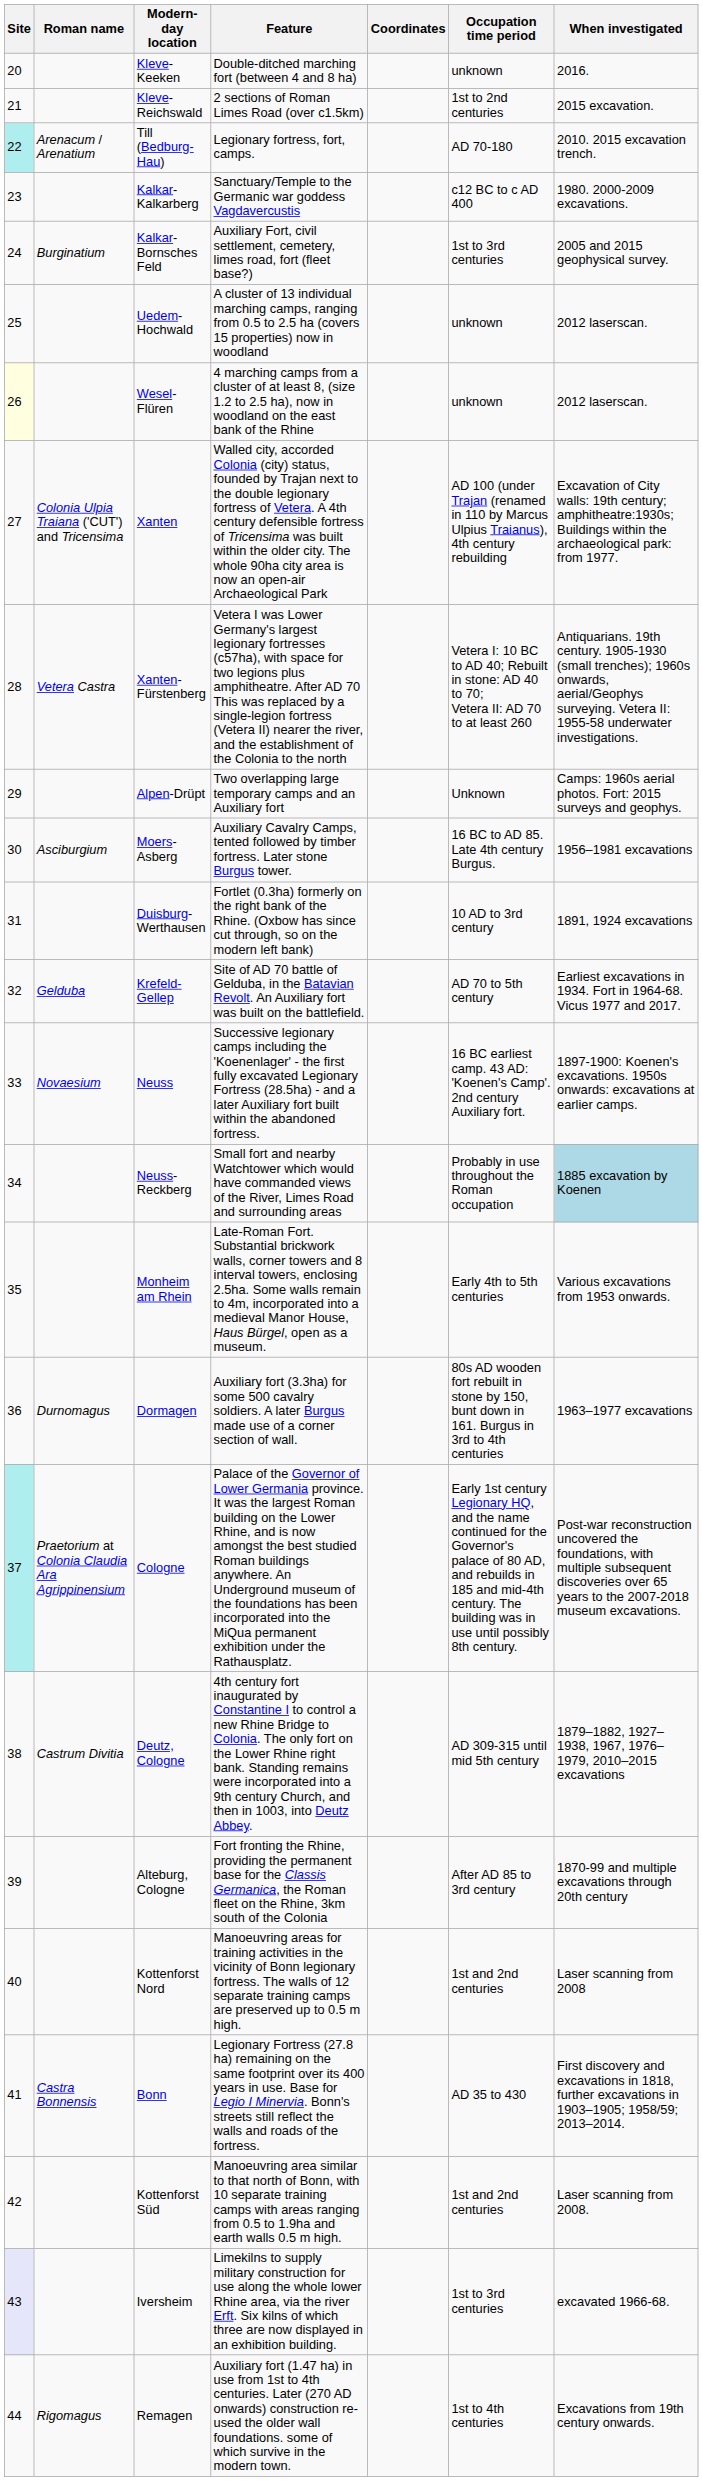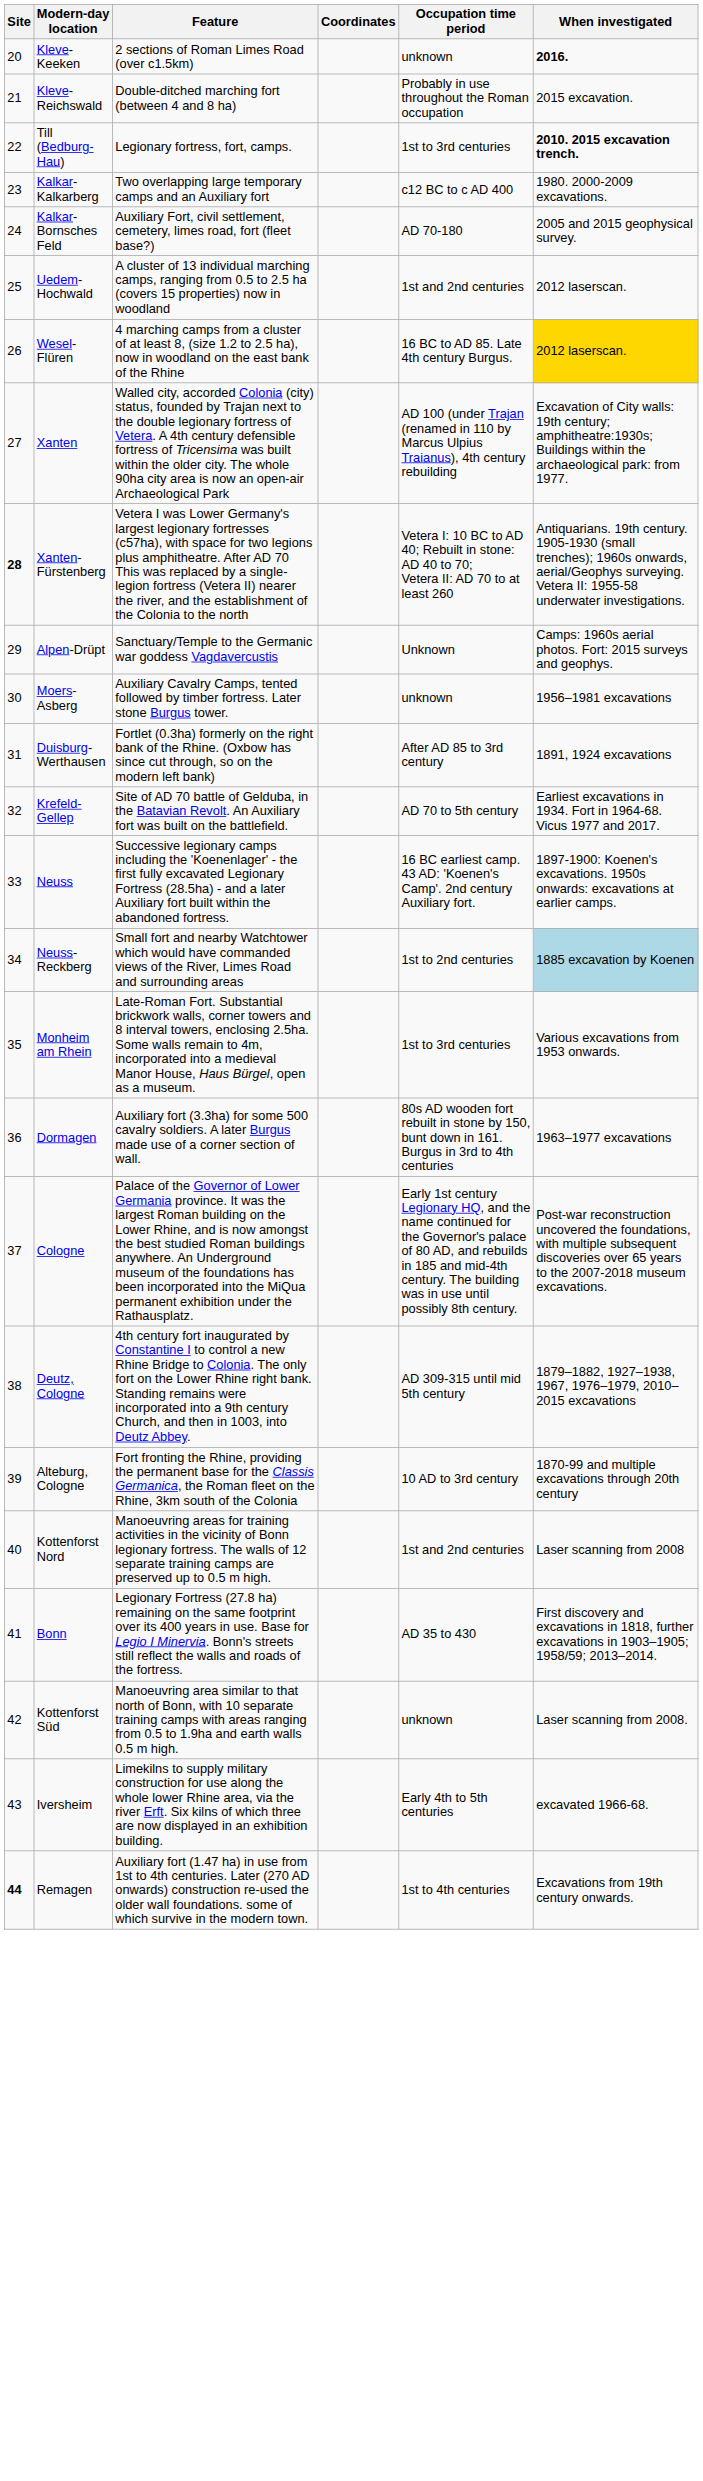- column: (84, 29)
(285, 70) Double-ditched marching fort (between 4 and 8 ha) -> (210, 56) 2 sections of Roman Limes Road (over c1.5km)
(573, 70) normal -> (552, 56) bold
(289, 105) 2 sections of Roman Limes Road (over c1.5km) -> (197, 98) Double-ditched marching fort (between 4 and 8 ha)
(480, 105) 1st to 2nd centuries -> (465, 98) Probably in use throughout the Roman occupation
(14, 147) paleturquoise background -> (14, 147) no background
(482, 147) AD 70-180 -> (456, 147) 1st to 3rd centuries
(622, 147) normal -> (603, 147) bold
(283, 196) Sanctuary/Temple to the Germanic war goddess Vagdavercustis -> (208, 189) Two overlapping large temporary camps and an Auxiliary fort
(478, 252) 1st to 3rd centuries -> (432, 231) AD 70-180
(477, 323) unknown -> (463, 287) 1st and 2nd centuries
(14, 401) lightyellow background -> (14, 351) no background
(477, 401) unknown -> (462, 351) 16 BC to AD 85. Late 4th century Burgus.
(602, 401) no background -> (581, 351) gold background
(14, 686) normal -> (14, 564) bold
(284, 793) Two overlapping large temporary camps and an Auxiliary fort -> (214, 649) Sanctuary/Temple to the Germanic war goddess Vagdavercustis
(497, 849) 16 BC to AD 85. Late 4th century Burgus. -> (427, 698) unknown
(487, 920) 10 AD to 3rd century -> (452, 755) After AD 85 to 3rd century
(496, 1183) Probably in use throughout the Roman occupation -> (457, 959) 1st to 2nd centuries
(494, 1289) Early 4th to 5th centuries -> (456, 1045) 1st to 3rd centuries
(14, 1568) paleturquoise background -> (14, 1251) no background
(491, 1882) After AD 85 to 3rd century -> (460, 1479) 10 AD to 3rd century
(485, 2202) 1st and 2nd centuries -> (427, 1719) unknown
(14, 2301) lavender background -> (14, 1805) no background
(478, 2301) 1st to 3rd centuries -> (445, 1805) Early 4th to 5th centuries
(14, 2415) normal -> (14, 1890) bold
